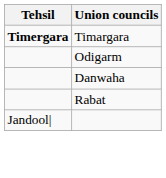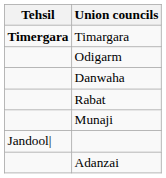+ row: (94, 120)
+ row: (97, 162)
